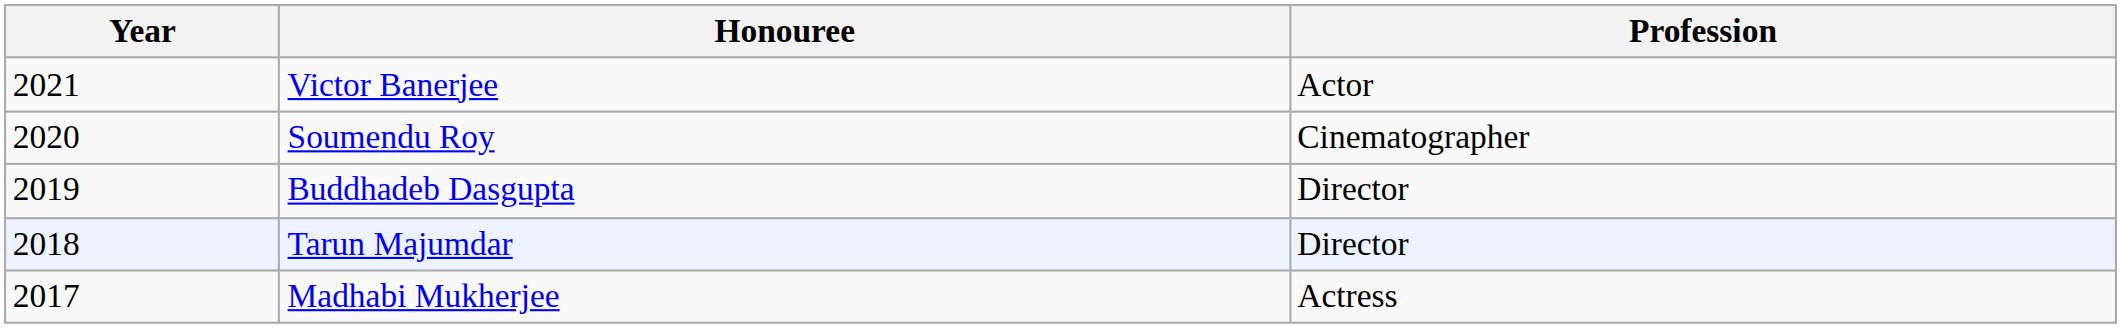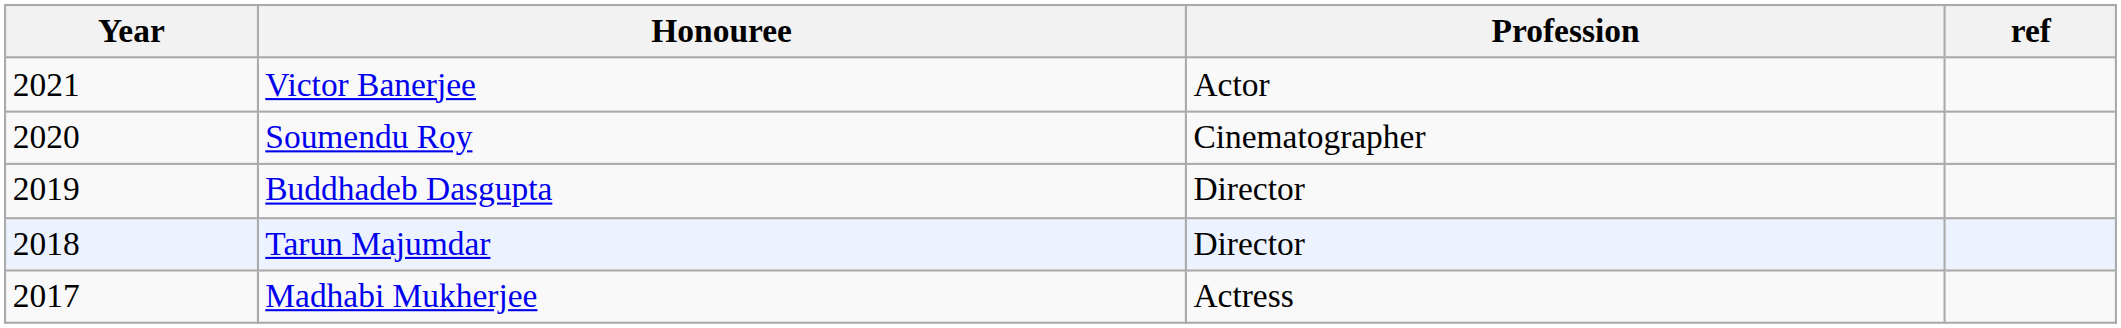+ column: (2031, 31)
